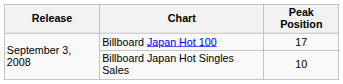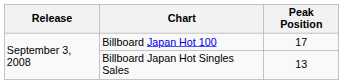(301, 65) 10 -> (301, 65) 13
